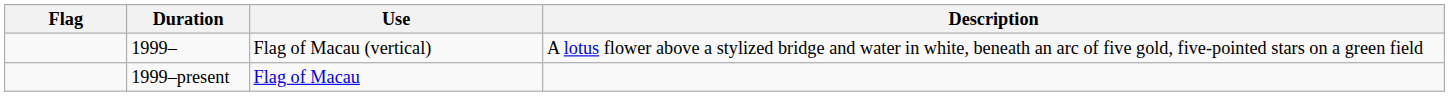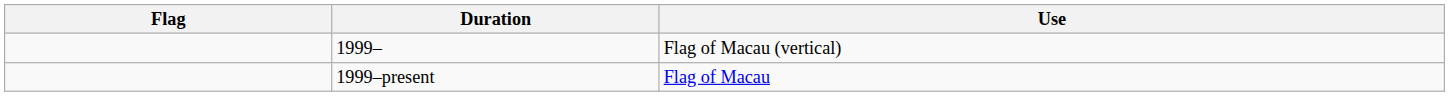- column: (994, 18)
